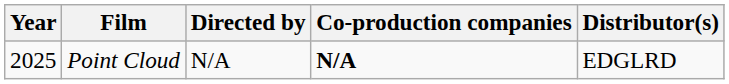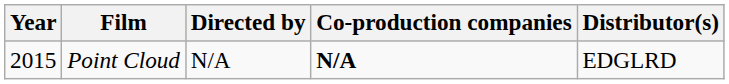(33, 59) 2025 -> (33, 59) 2015
